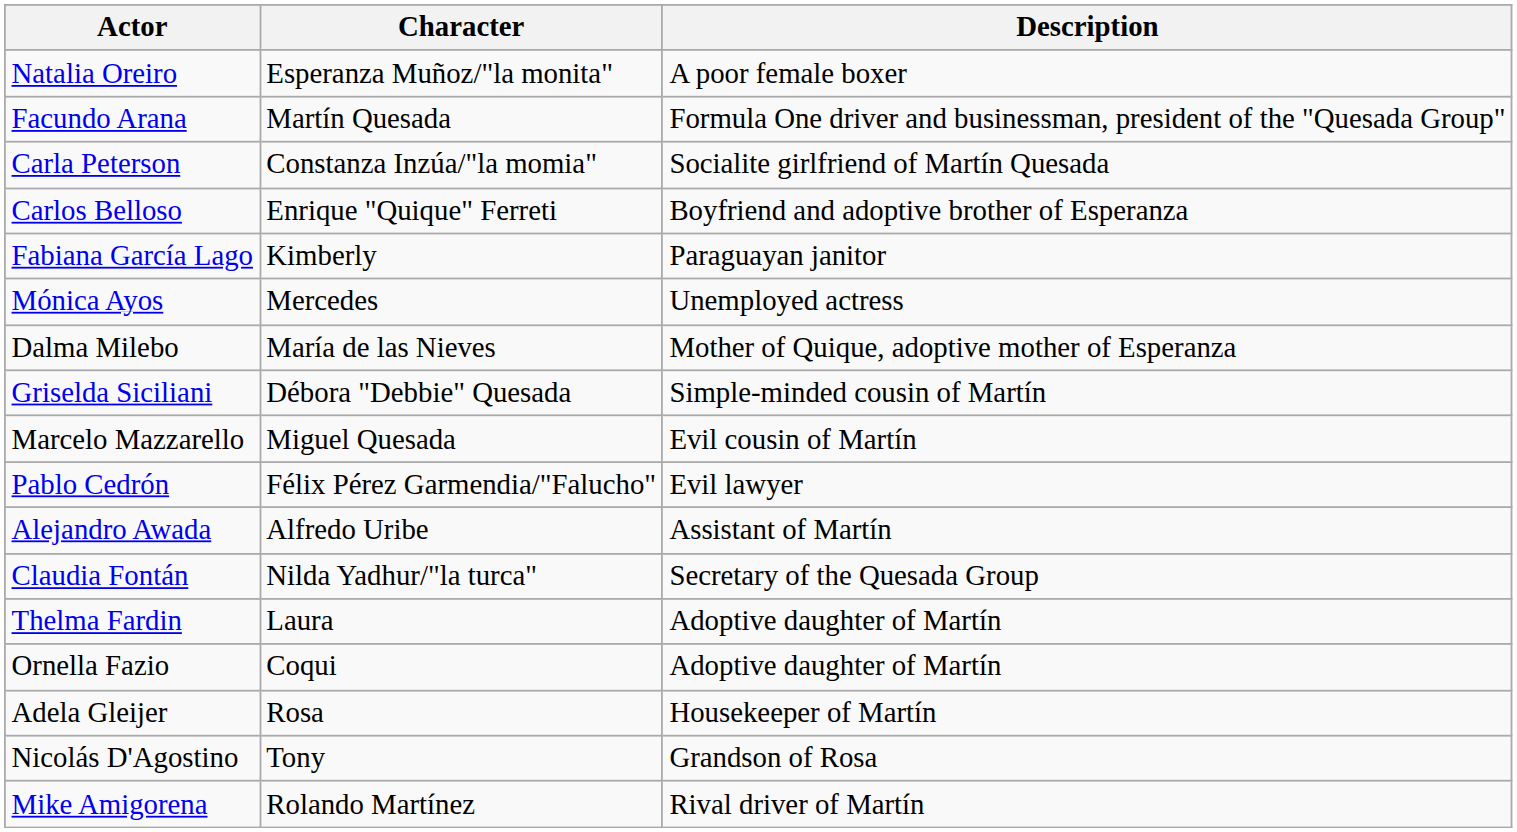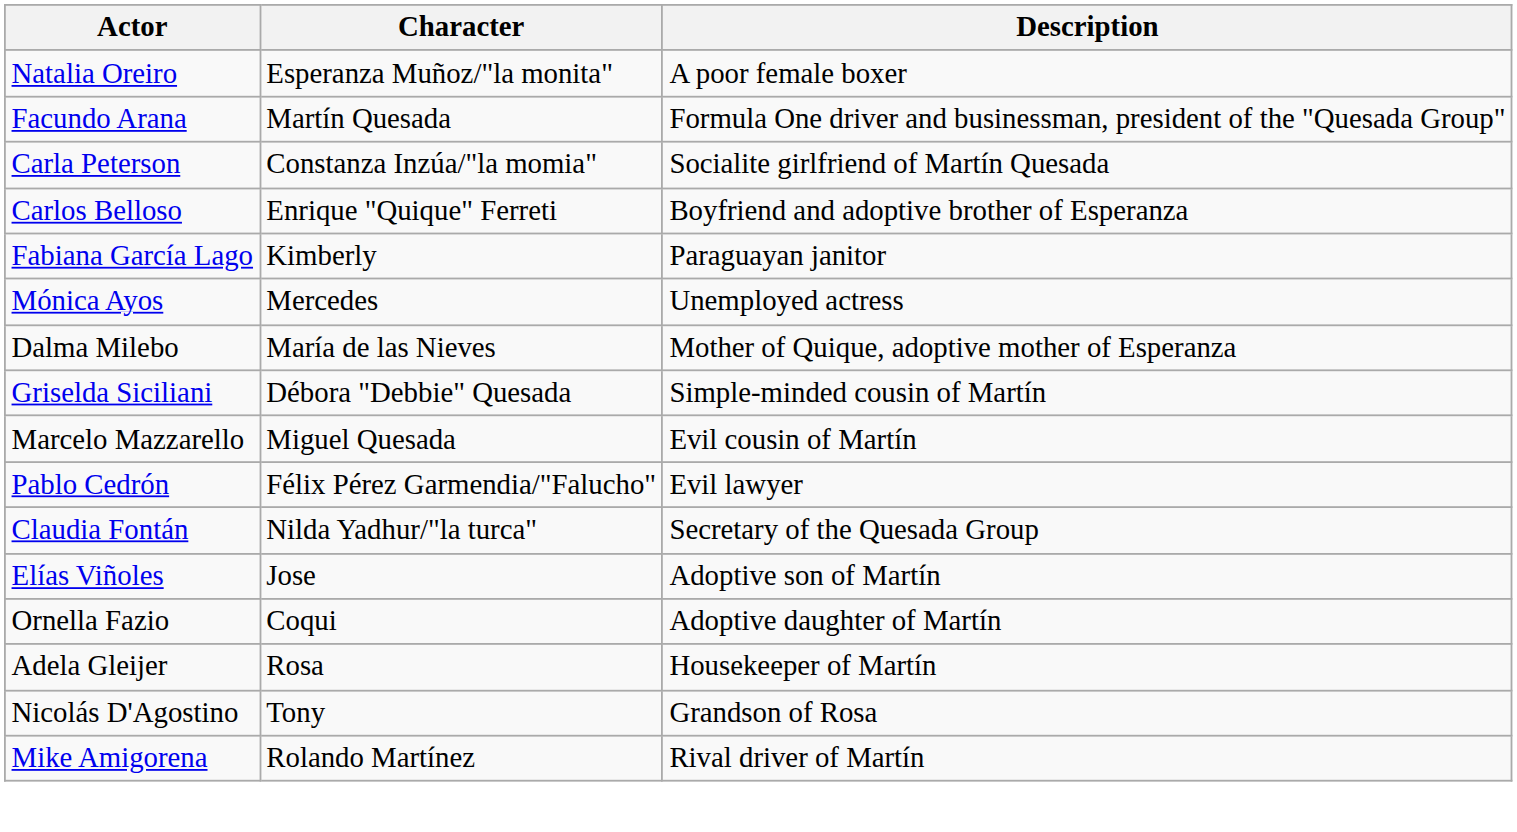- row: (111, 529)
+ row: (88, 575)
- row: (97, 621)
